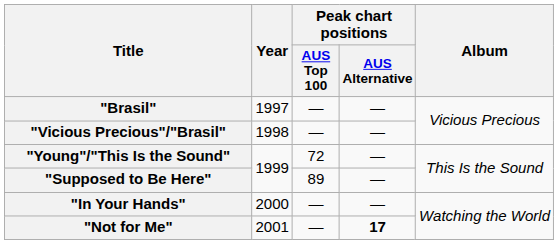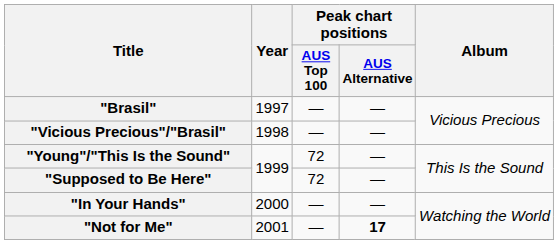(316, 180) 89 -> (316, 180) 72
